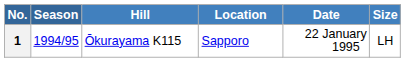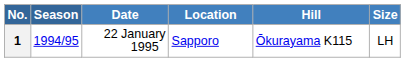columns swapped: (326, 14) <-> (140, 14)
